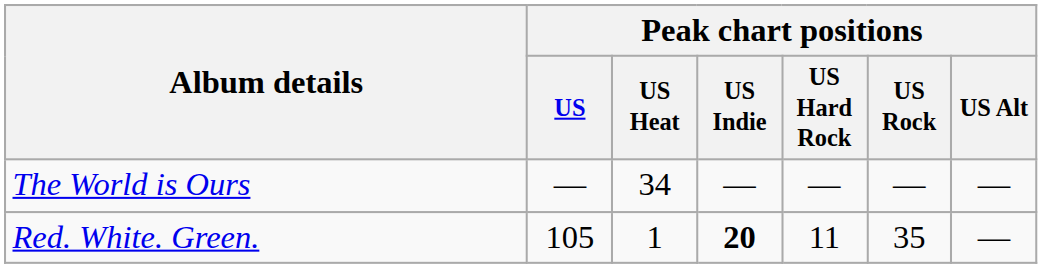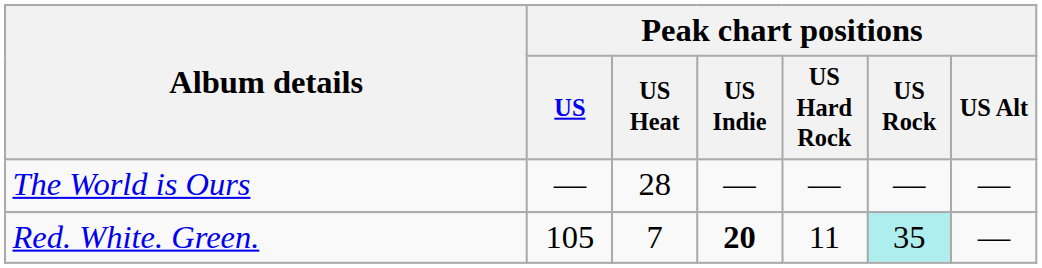(655, 184) 34 -> (655, 184) 28
(655, 236) 1 -> (655, 236) 7
(909, 236) no background -> (909, 236) paleturquoise background
